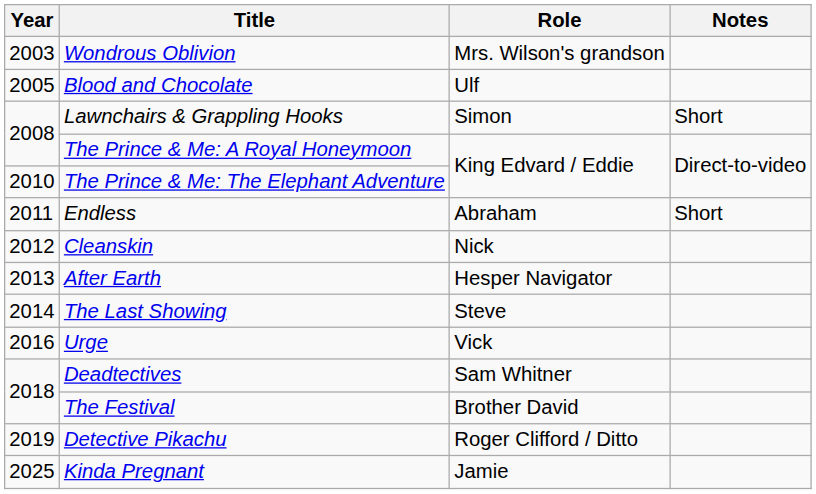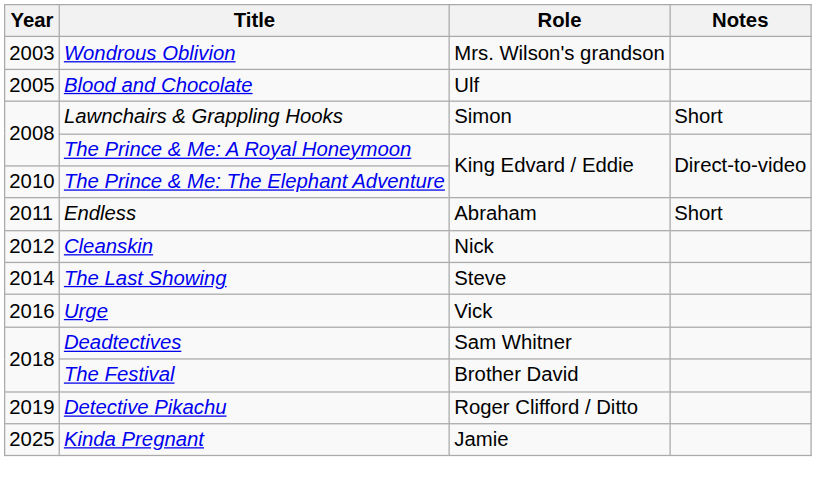- row: (112, 278)
